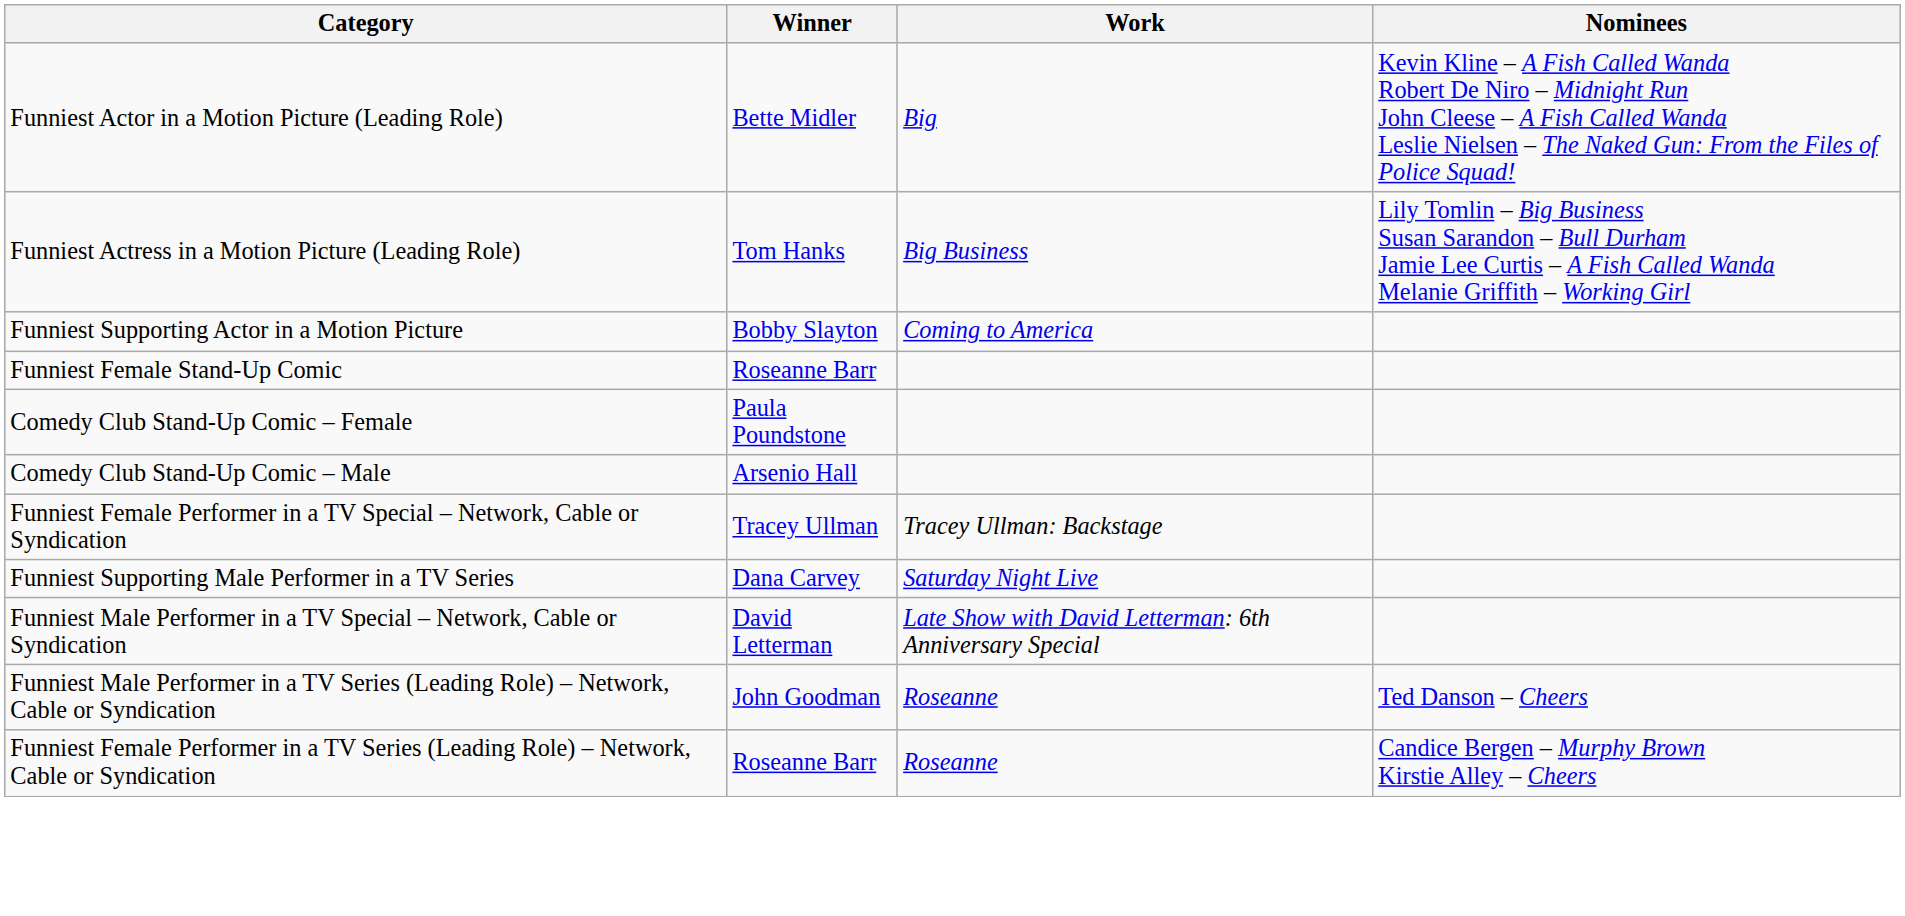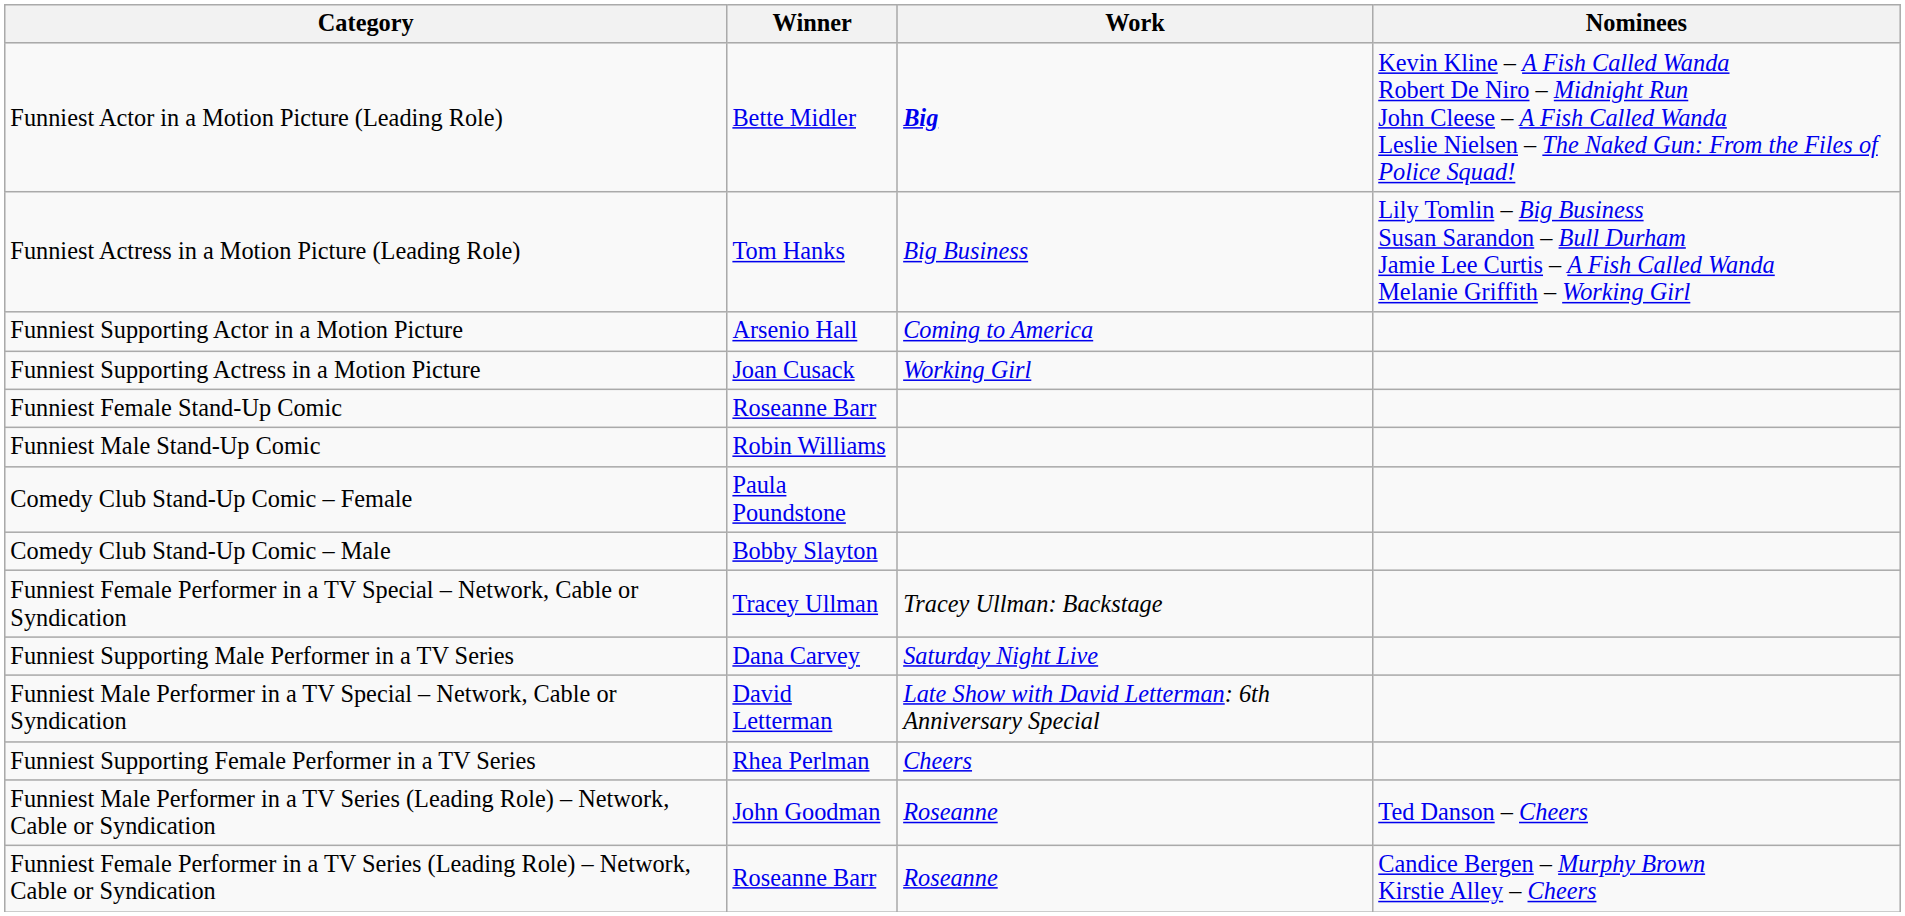(920, 117) normal -> (921, 117) bold
(805, 331) Bobby Slayton -> (795, 331) Arsenio Hall
+ row: (245, 369)
+ row: (165, 446)
(795, 474) Arsenio Hall -> (805, 551) Bobby Slayton
+ row: (273, 760)
